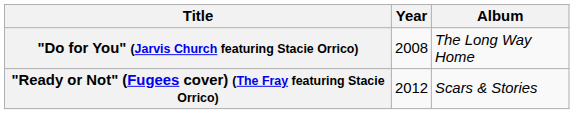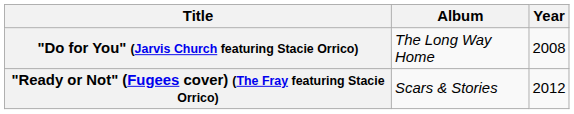columns swapped: (412, 16) <-> (500, 16)
